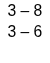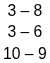+ row: (25, 53)
